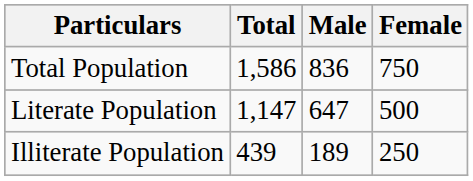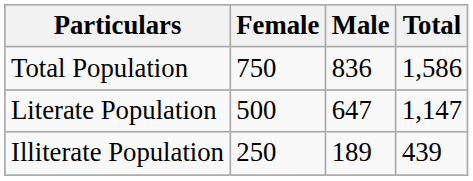columns swapped: (266, 25) <-> (420, 25)
